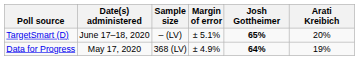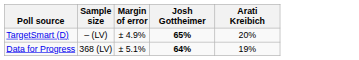- column: (114, 17)
(206, 35) ± 5.1% -> (132, 35) ± 4.9%
(206, 49) ± 4.9% -> (132, 49) ± 5.1%
